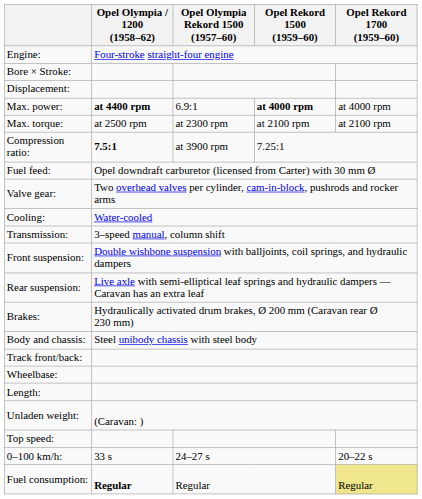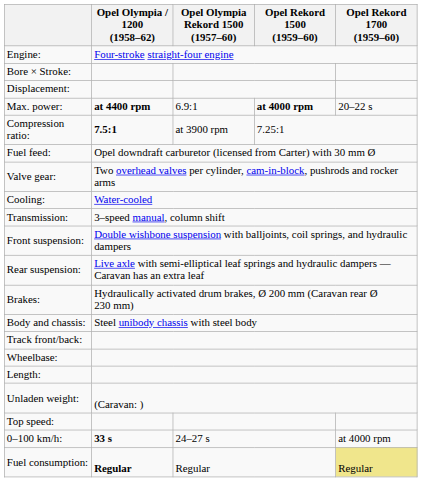(365, 106) at 4000 rpm -> (355, 106) 20–22 s
- row: (35, 123)
(103, 456) normal -> (103, 438) bold
(355, 456) 20–22 s -> (365, 438) at 4000 rpm
